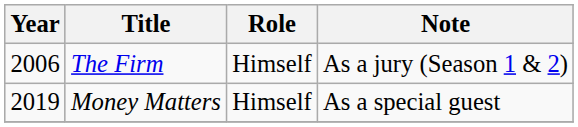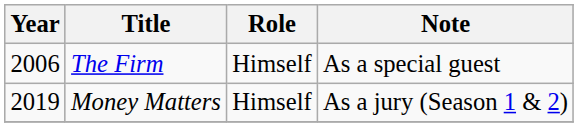(446, 63) As a jury (Season 1 & 2) -> (412, 63) As a special guest
(412, 102) As a special guest -> (446, 102) As a jury (Season 1 & 2)
